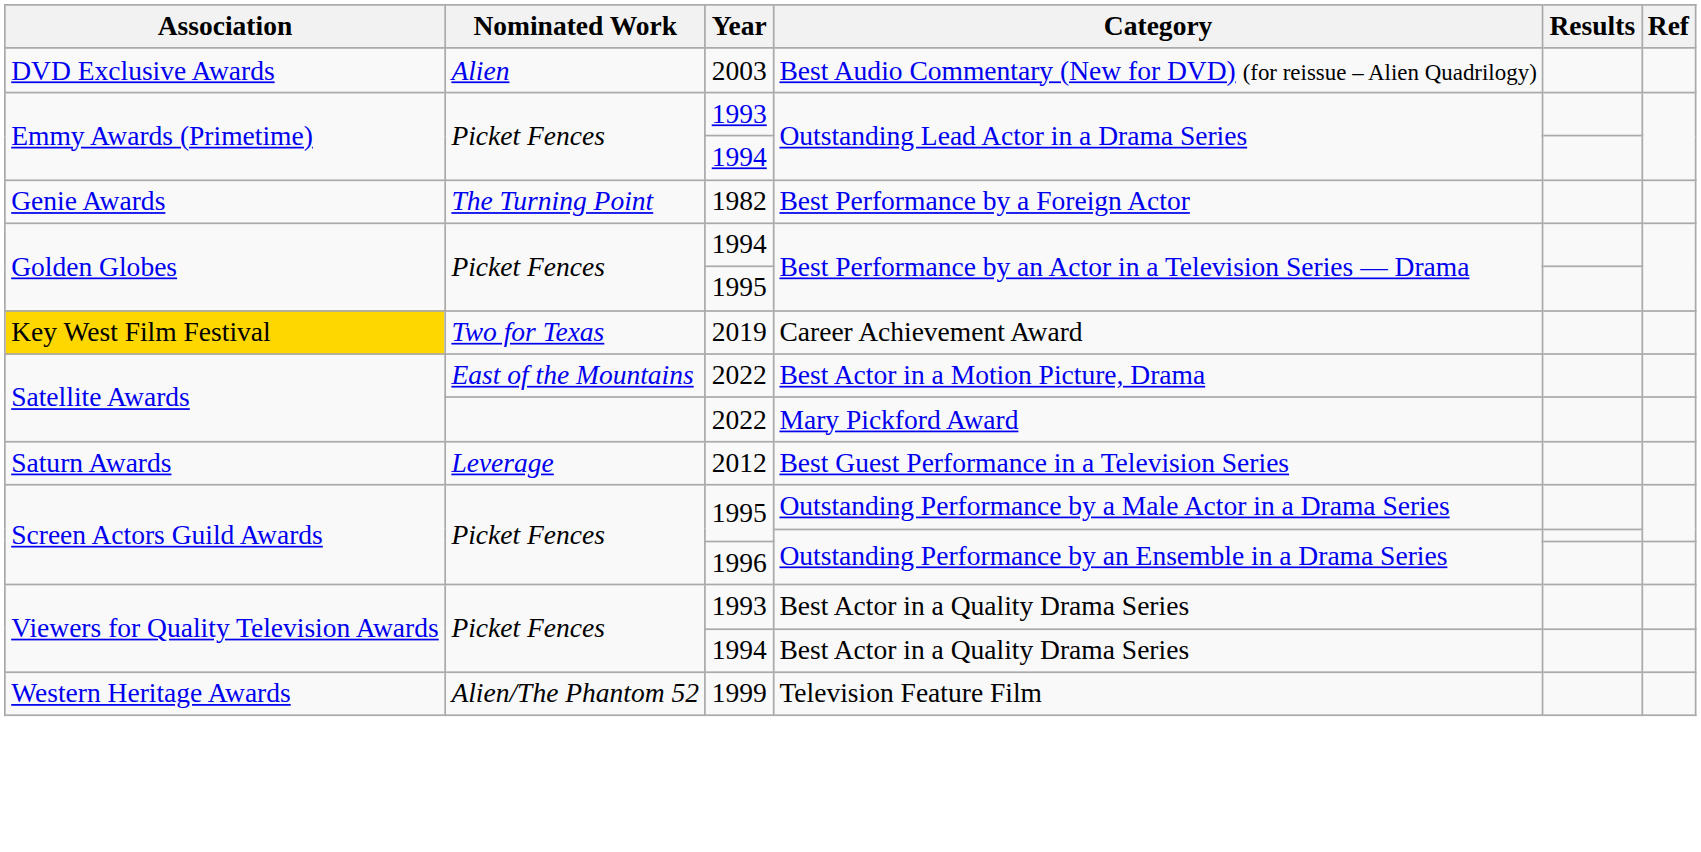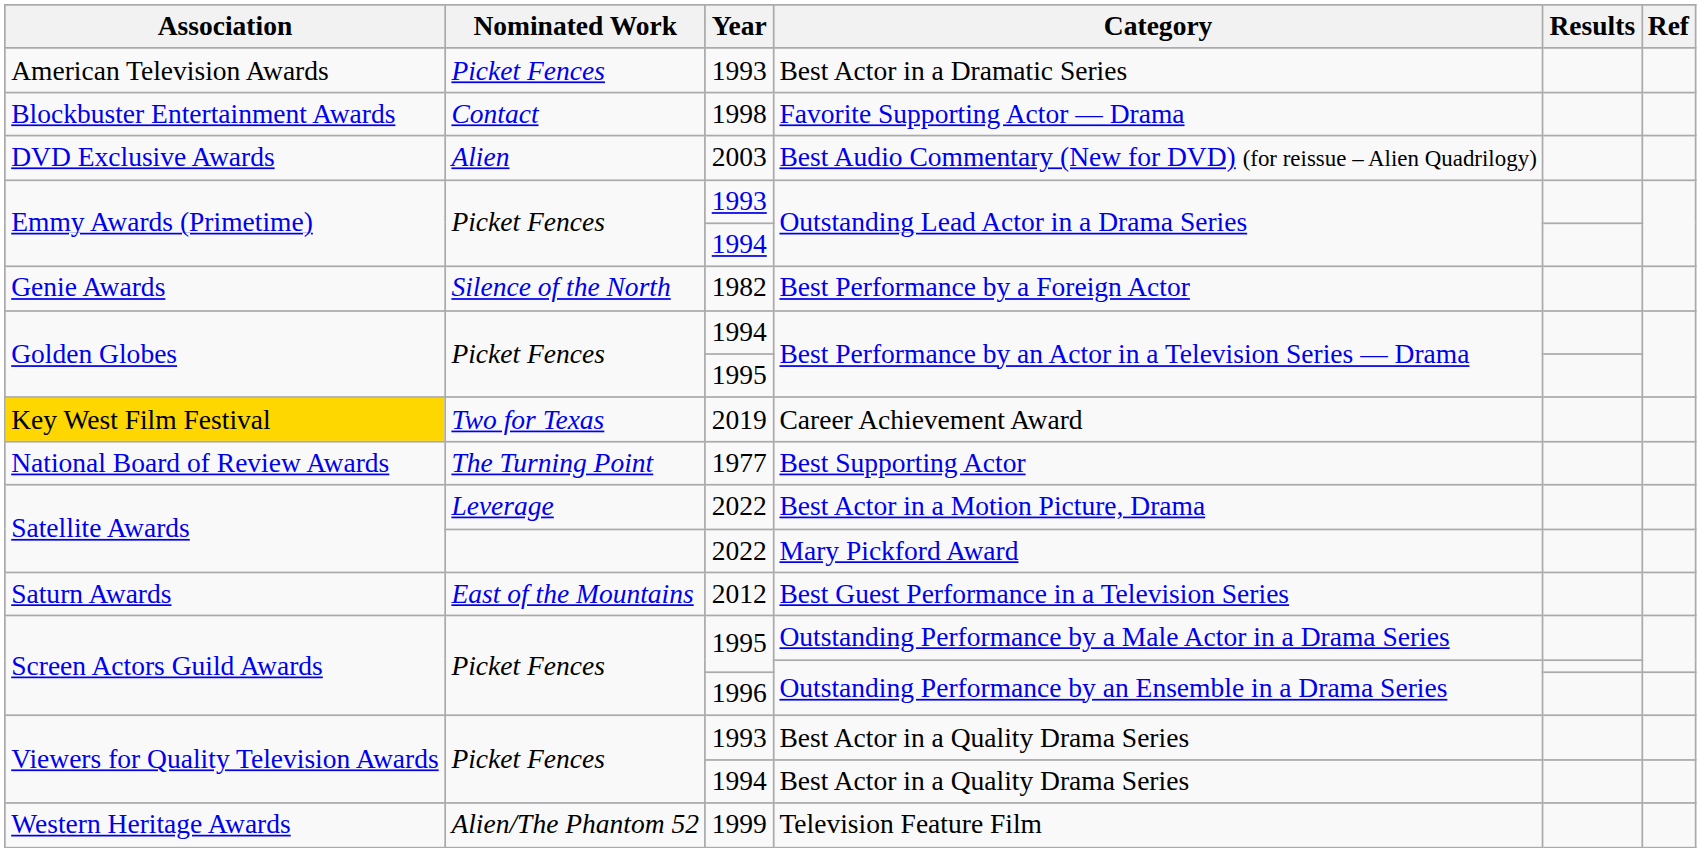+ row: (739, 69)
+ row: (739, 113)
(552, 200) The Turning Point -> (561, 288) Silence of the North
+ row: (739, 462)
(573, 375) East of the Mountains -> (503, 506) Leverage
(503, 462) Leverage -> (573, 593) East of the Mountains
